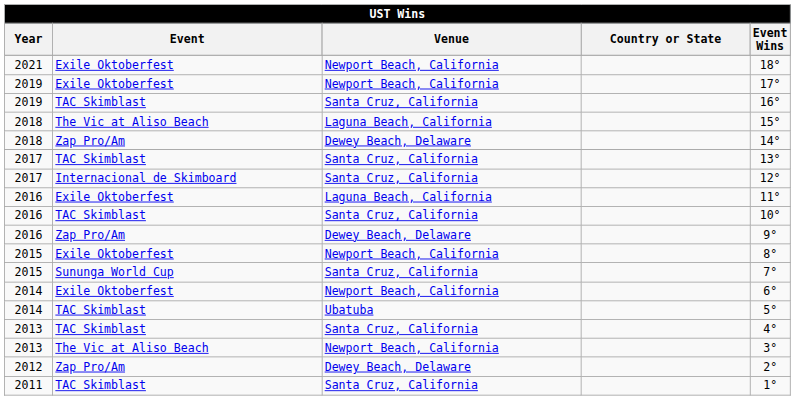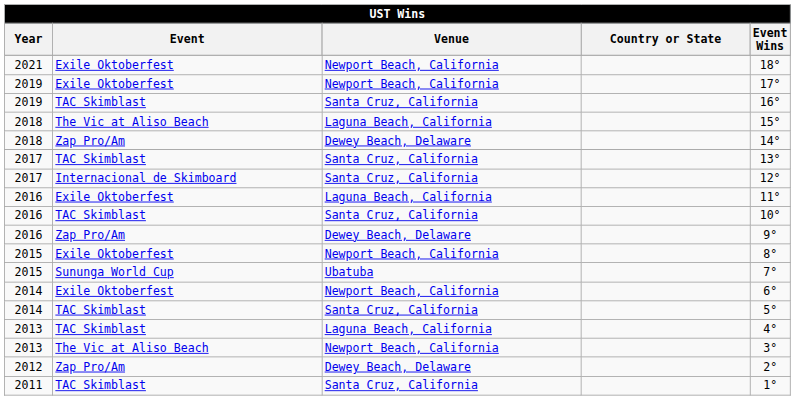(401, 272) Santa Cruz, California -> (349, 272) Ubatuba
(349, 310) Ubatuba -> (401, 310) Santa Cruz, California
(401, 329) Santa Cruz, California -> (408, 329) Laguna Beach, California
